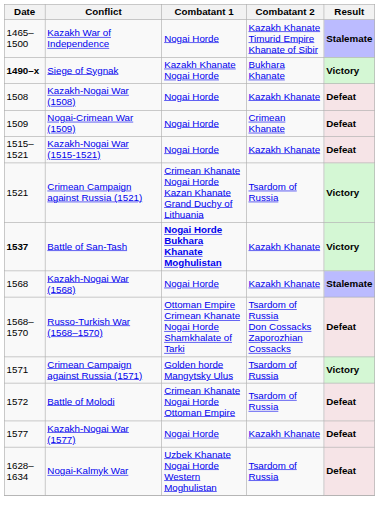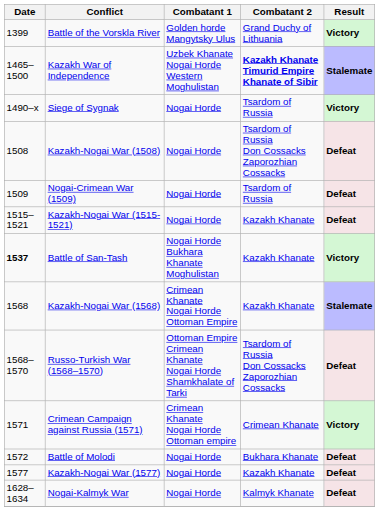+ row: (104, 33)
(192, 38) Nogai Horde -> (200, 70) Uzbek Khanate Nogai Horde Western Moghulistan
(284, 38) normal -> (281, 70) bold
(23, 70) bold -> (23, 108) normal
(200, 70) Kazakh Khanate Nogai Horde -> (194, 108) Nogai Horde
(267, 70) Bukhara Khanate -> (267, 108) Tsardom of Russia
(284, 97) Kazakh Khanate -> (274, 151) Tsardom of Russia Don Cossacks Zaporozhian Cossacks
(267, 123) Crimean Khanate -> (267, 193) Tsardom of Russia
- row: (95, 192)
(193, 246) bold -> (194, 257) normal
(192, 284) Nogai Horde -> (202, 306) Crimean Khanate Nogai Horde Ottoman Empire
(199, 370) Golden horde Mangytsky Ulus -> (201, 425) Crimean Khanate Nogai Horde Ottoman empire
(273, 370) Tsardom of Russia -> (281, 425) Crimean Khanate
(202, 402) Crimean Khanate Nogai Horde Ottoman Empire -> (194, 457) Nogai Horde
(273, 402) Tsardom of Russia -> (281, 457) Bukhara Khanate
(198, 471) Uzbek Khanate Nogai Horde Western Moghulistan -> (194, 493) Nogai Horde
(273, 471) Tsardom of Russia -> (278, 493) Kalmyk Khanate
